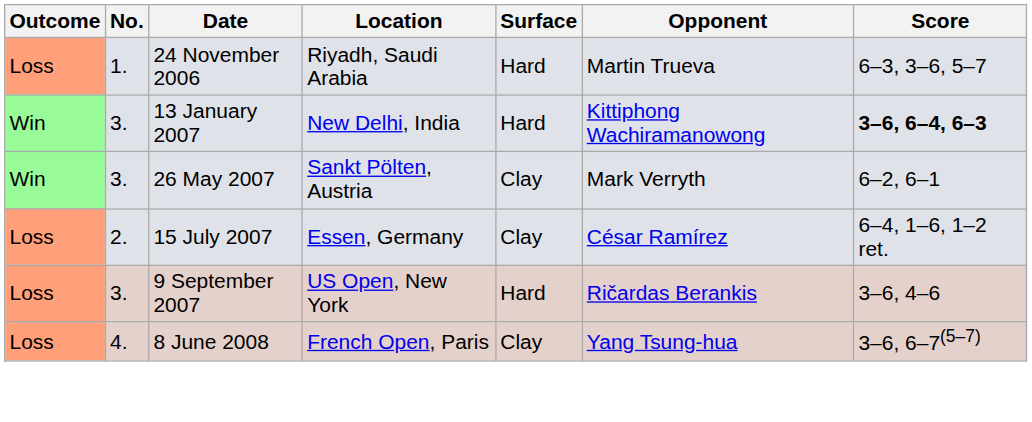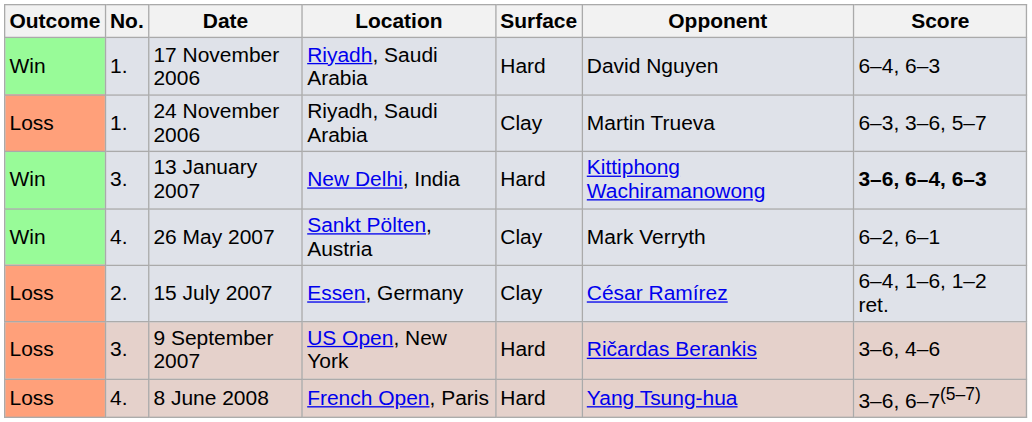+ row: (216, 66)
(523, 66) Hard -> (521, 122) Clay
(119, 179) 3. -> (119, 236) 4.
(521, 341) Clay -> (523, 398) Hard
